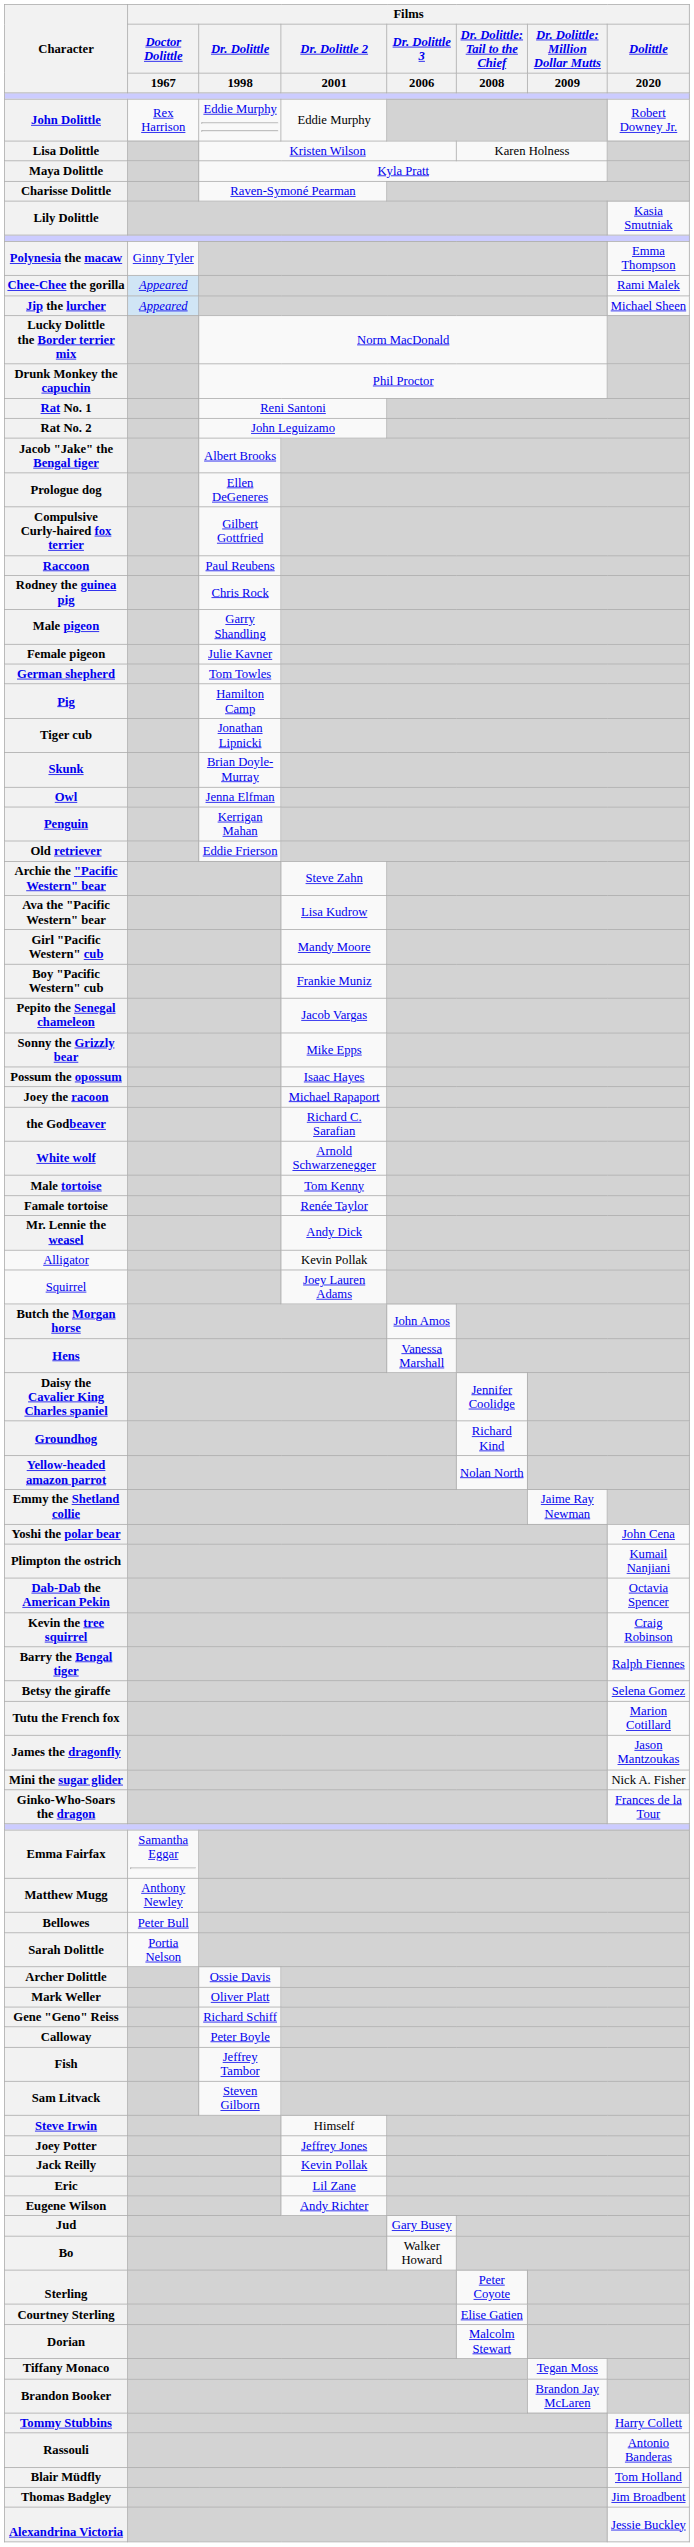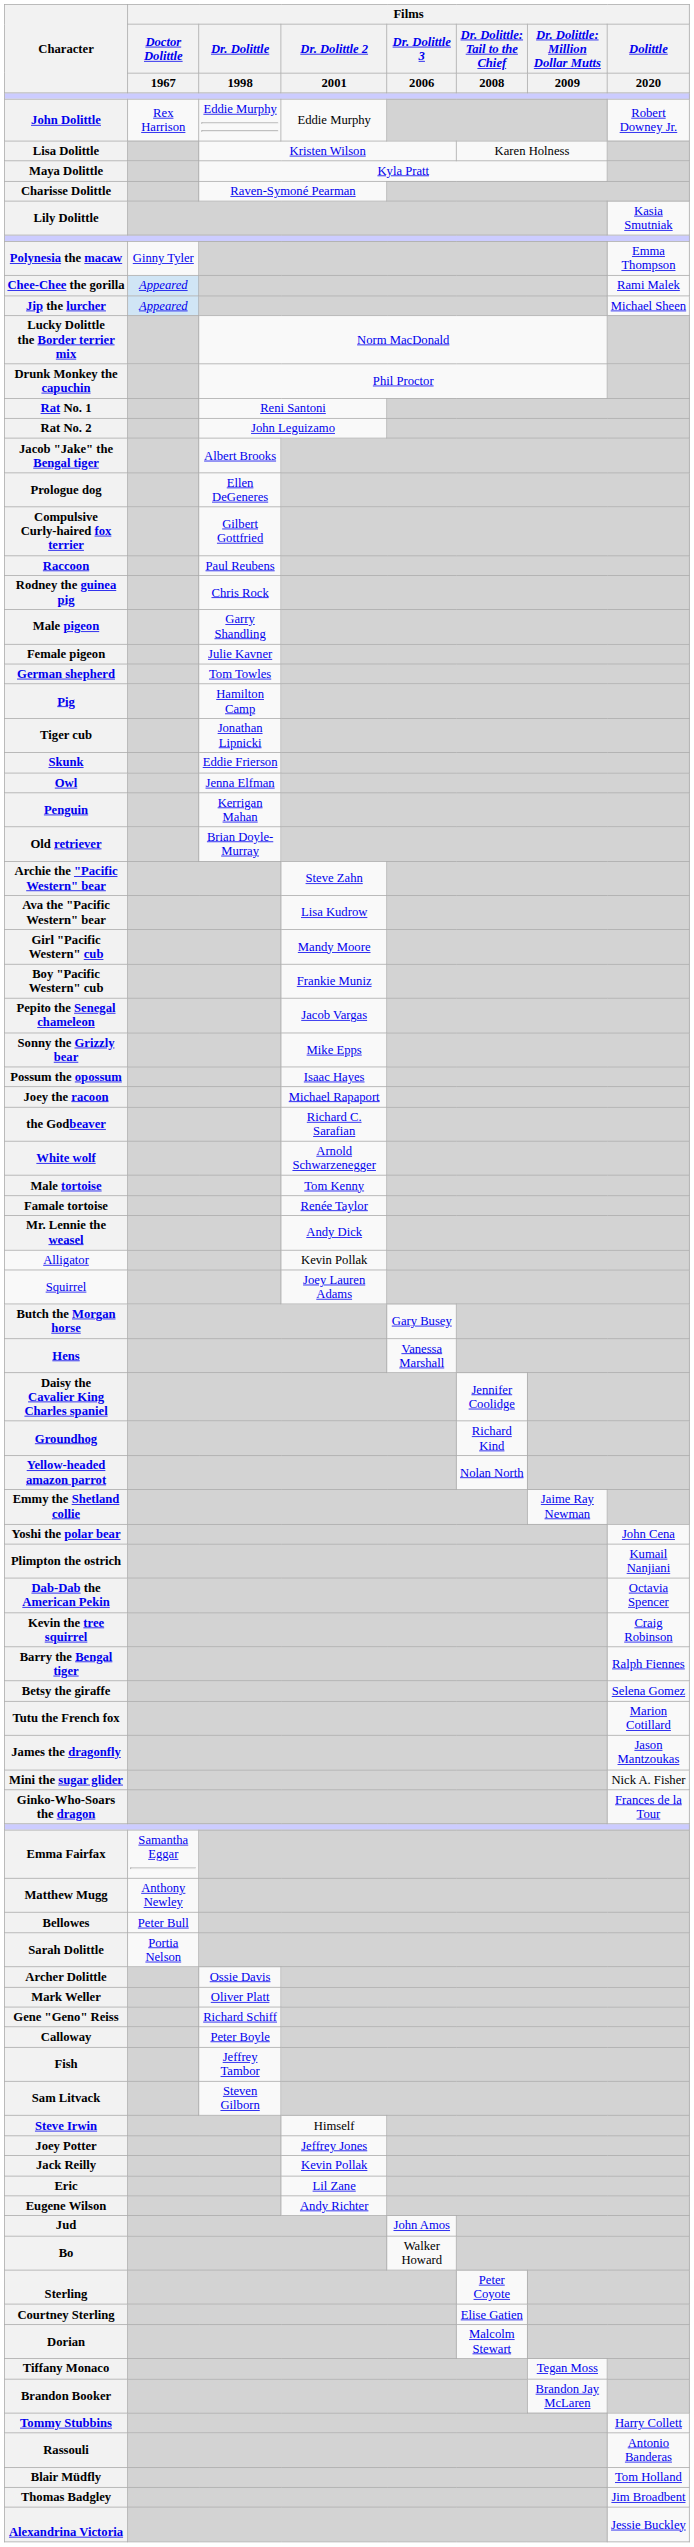(240, 769) Brian Doyle-Murray -> (240, 762) Eddie Frierson
(240, 851) Eddie Frierson -> (240, 844) Brian Doyle-Murray
(422, 1321) John Amos -> (422, 1321) Gary Busey
(422, 2225) Gary Busey -> (422, 2225) John Amos
